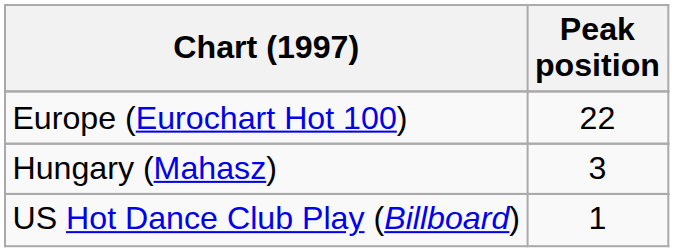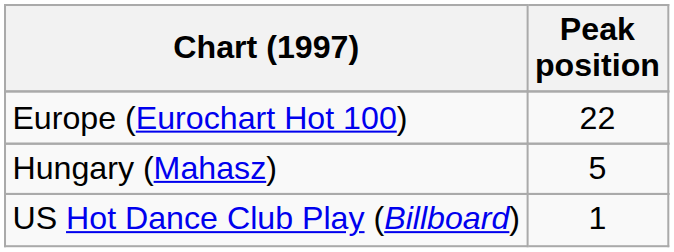(597, 168) 3 -> (597, 168) 5
